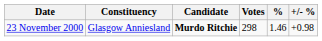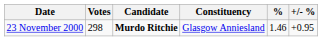columns swapped: (129, 12) <-> (253, 12)
(303, 28) +0.98 -> (303, 28) +0.95
